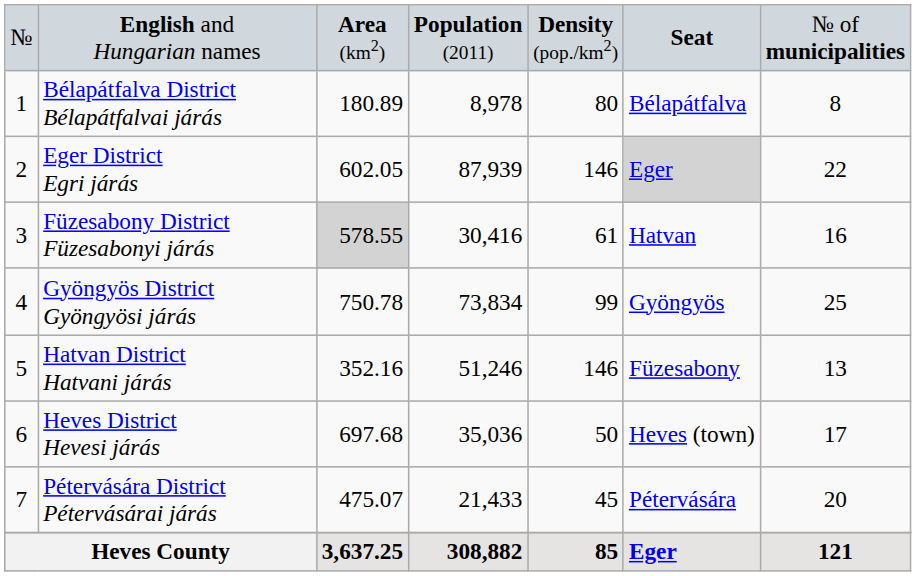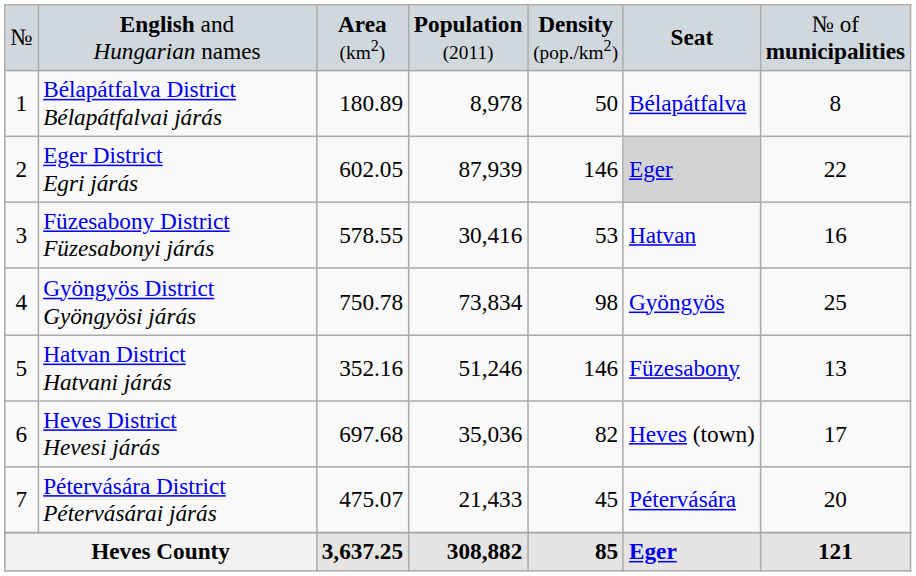(607, 103) 80 -> (607, 103) 50
(371, 235) lightgrey background -> (371, 235) no background
(607, 235) 61 -> (607, 235) 53
(607, 301) 99 -> (607, 301) 98
(607, 433) 50 -> (607, 433) 82
